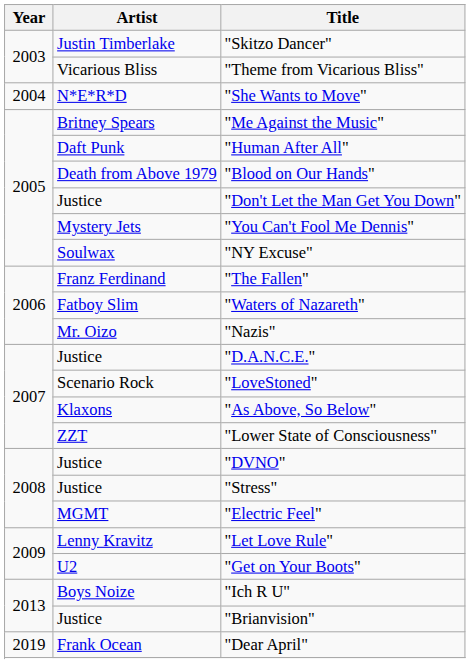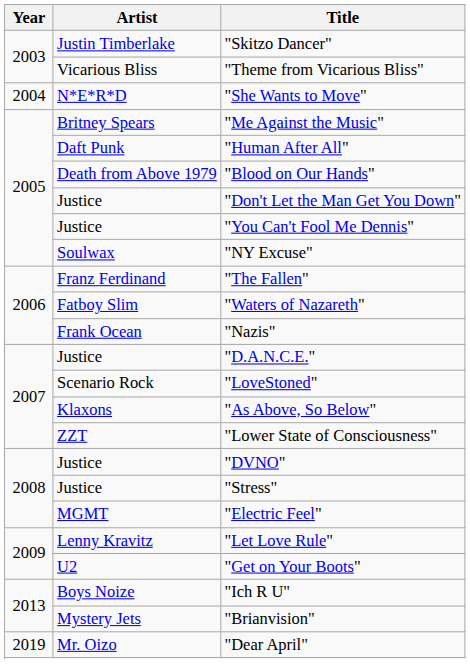(99, 226) Mystery Jets -> (80, 226) Justice
(87, 331) Mr. Oizo -> (99, 331) Frank Ocean
(80, 618) Justice -> (99, 618) Mystery Jets
(99, 644) Frank Ocean -> (87, 644) Mr. Oizo
